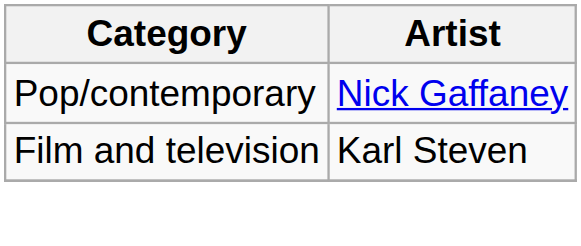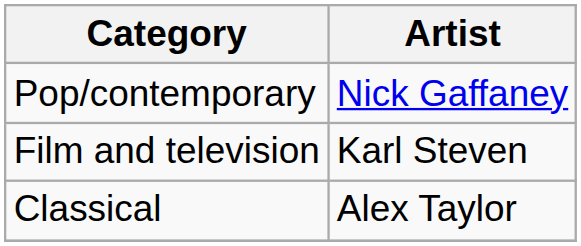+ row: (88, 209)
